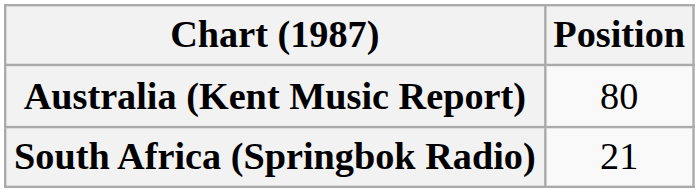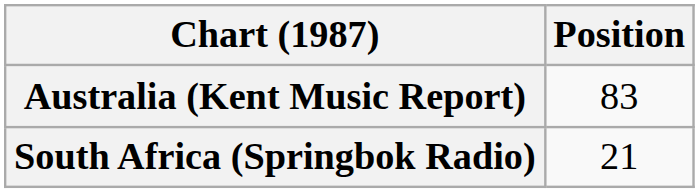(619, 95) 80 -> (619, 95) 83
